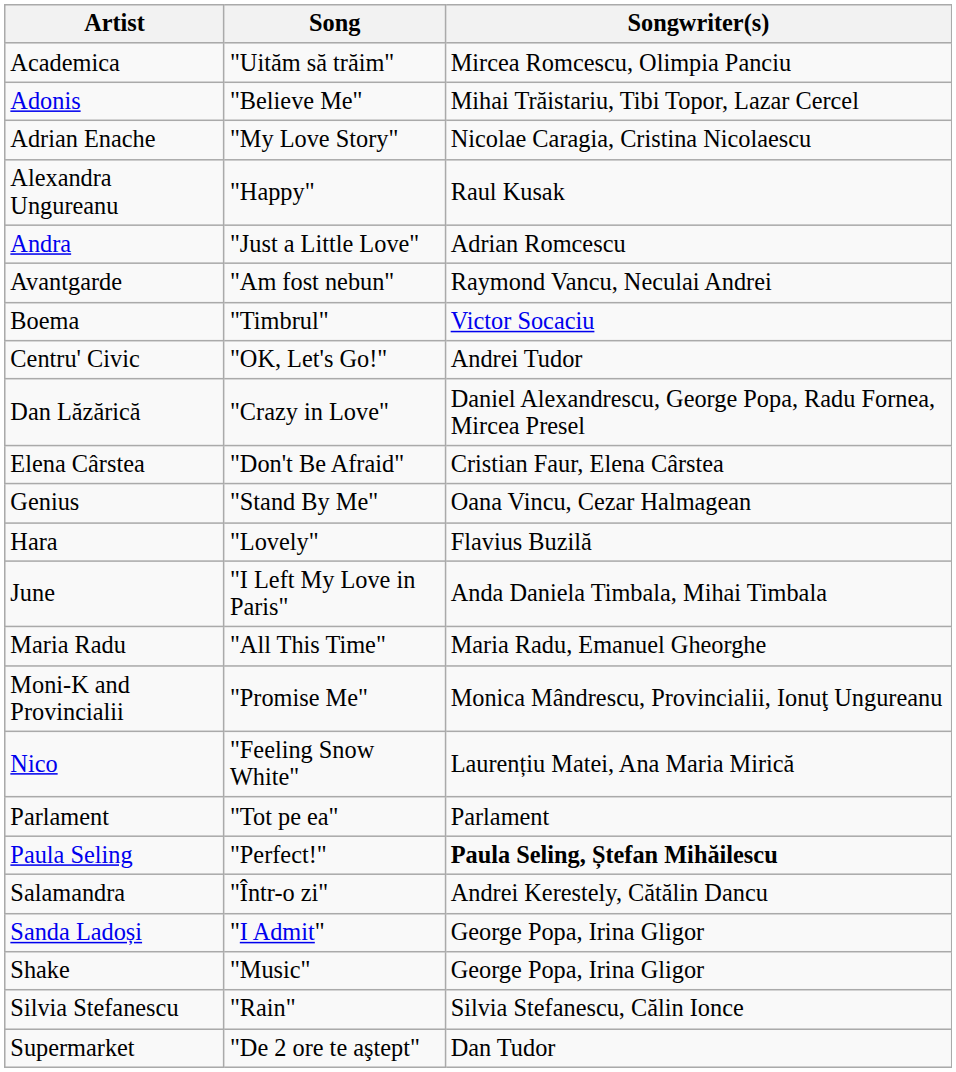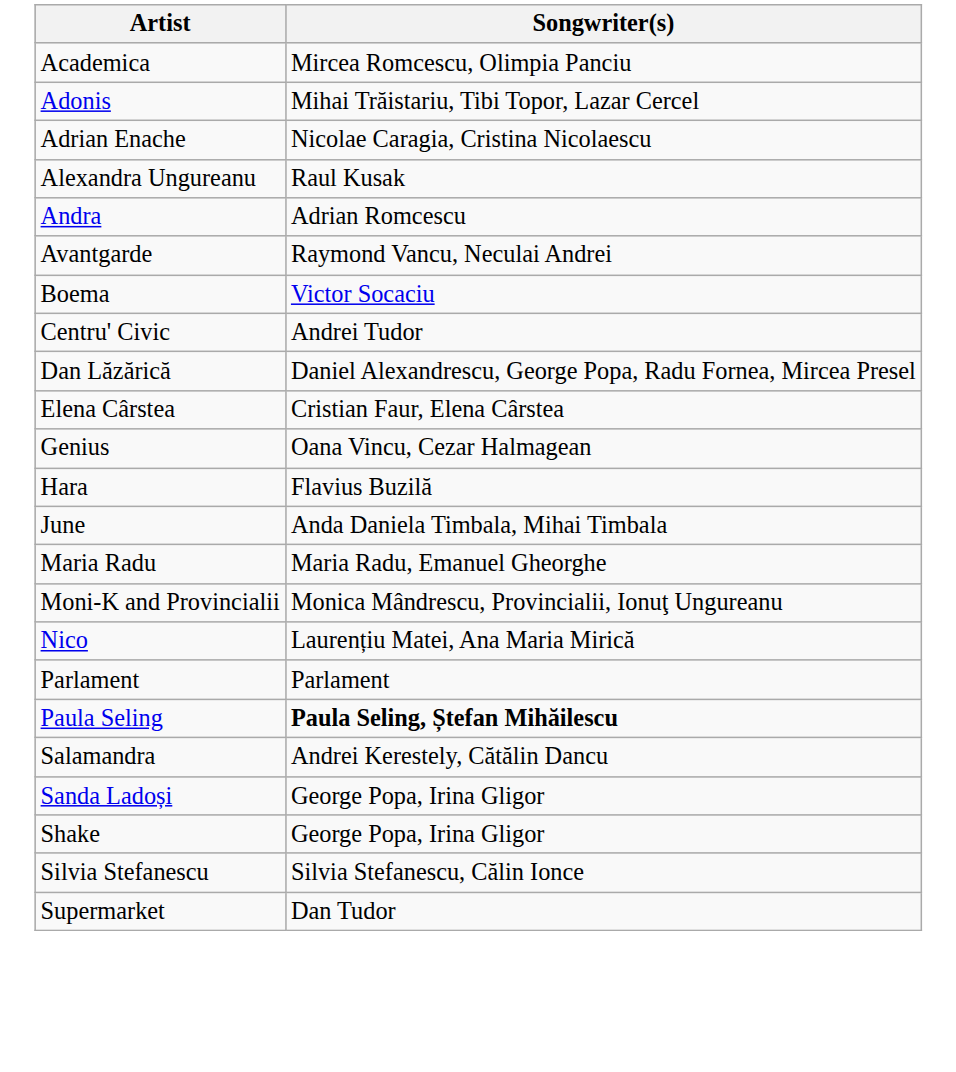- column: (335, 23)
